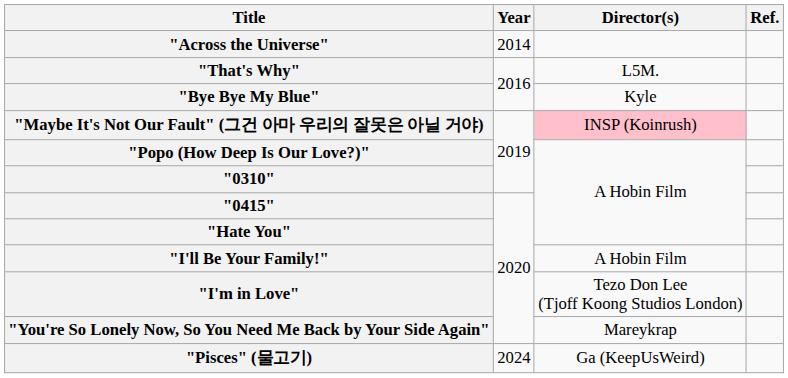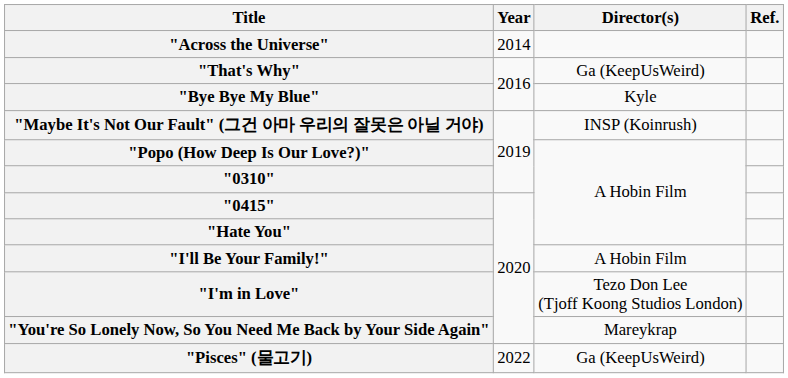(640, 70) L5M. -> (640, 70) Ga (KeepUsWeird)
(640, 124) pink background -> (640, 124) no background
(514, 357) 2024 -> (514, 357) 2022
